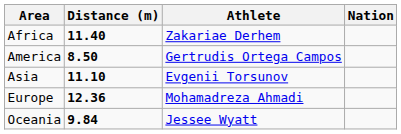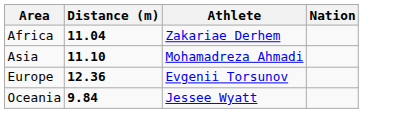(86, 36) 11.40 -> (86, 36) 11.04
- row: (34, 56)
(227, 77) Evgenii Torsunov -> (234, 56) Mohamadreza Ahmadi
(234, 98) Mohamadreza Ahmadi -> (227, 77) Evgenii Torsunov
